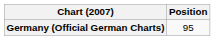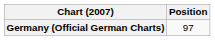(188, 27) 95 -> (188, 27) 97
